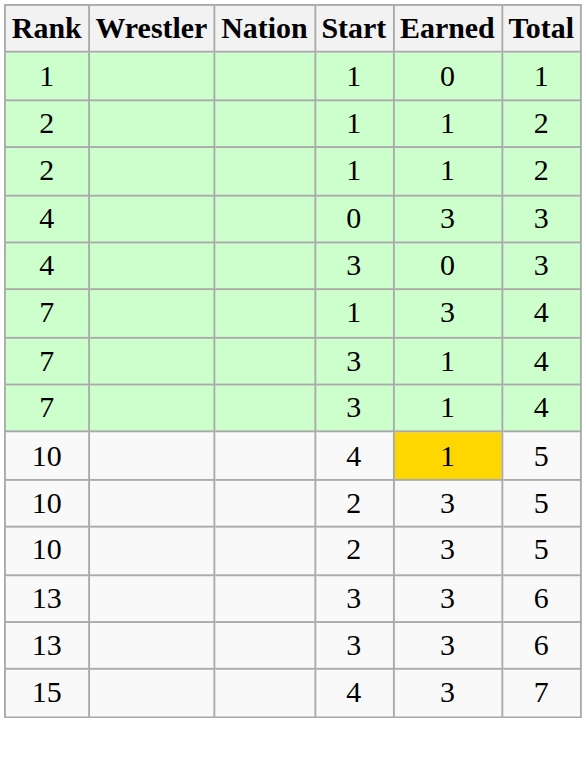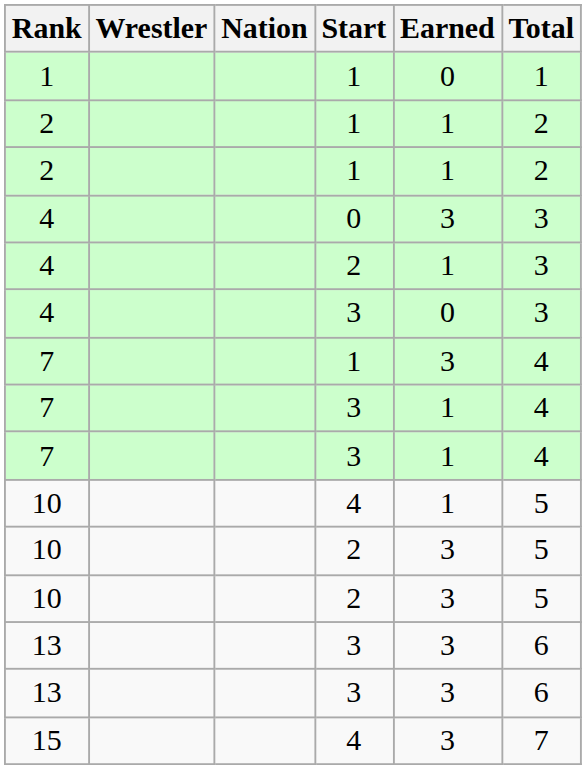+ row: (47, 265)
(447, 455) gold background -> (447, 502) no background
